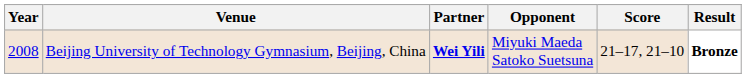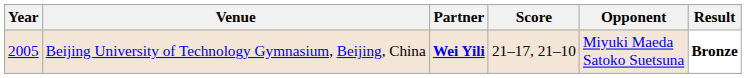columns swapped: (543, 17) <-> (642, 17)
(23, 51) 2008 -> (23, 51) 2005
